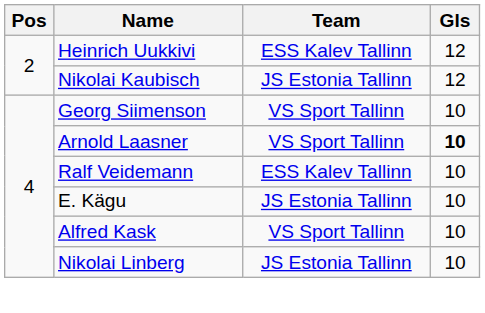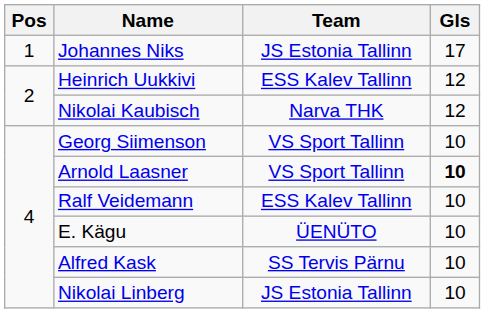+ row: (121, 50)
(336, 81) JS Estonia Tallinn -> (336, 111) Narva THK
(336, 202) JS Estonia Tallinn -> (336, 232) ÜENÜTO
(336, 232) VS Sport Tallinn -> (336, 262) SS Tervis Pärnu
